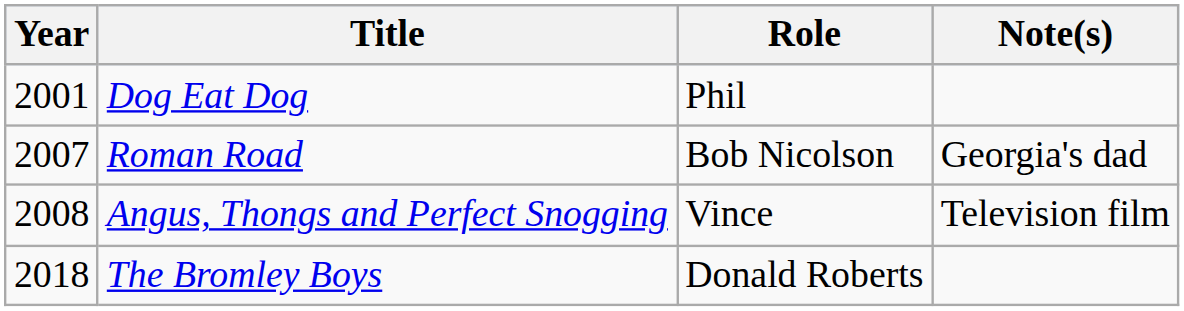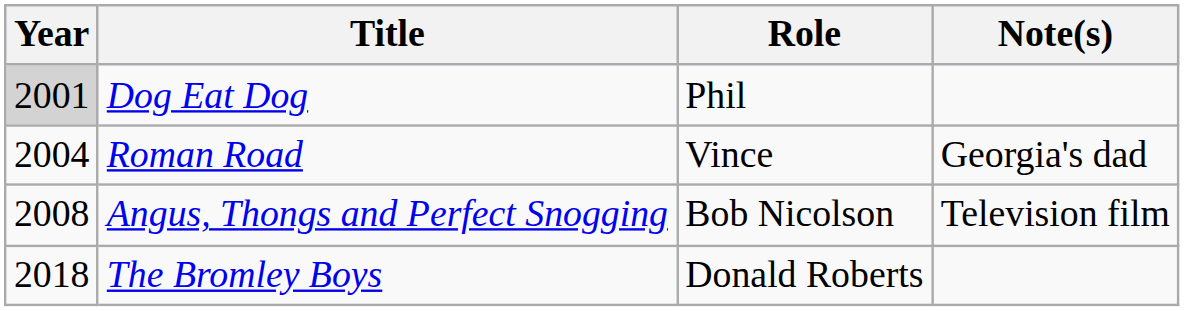(52, 94) no background -> (52, 94) lightgrey background
(52, 154) 2007 -> (52, 154) 2004
(790, 154) Bob Nicolson -> (729, 154) Vince
(729, 214) Vince -> (790, 214) Bob Nicolson
